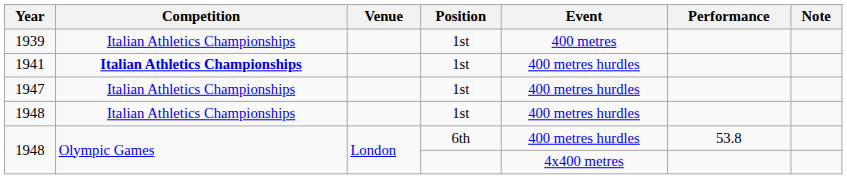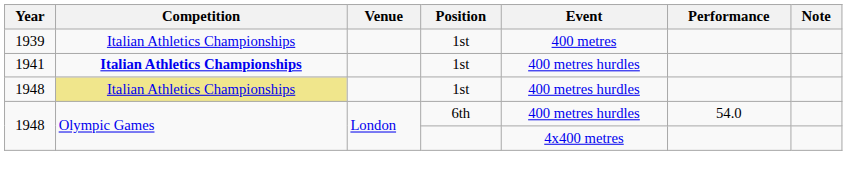- row: (30, 89)
(201, 113) no background -> (201, 89) khaki background
(729, 138) 53.8 -> (729, 113) 54.0
